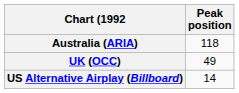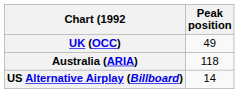rows swapped: (95, 43) <-> (95, 61)
